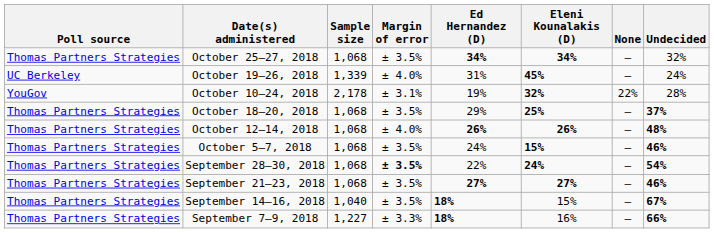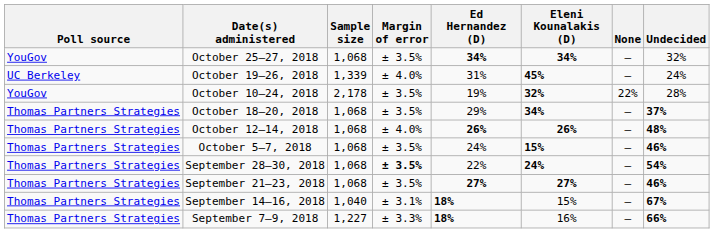(94, 57) Thomas Partners Strategies -> (27, 57) YouGov
(402, 93) ± 3.1% -> (402, 93) ± 3.5%
(534, 111) 25% -> (534, 111) 34%
(402, 201) ± 3.5% -> (402, 201) ± 3.1%
